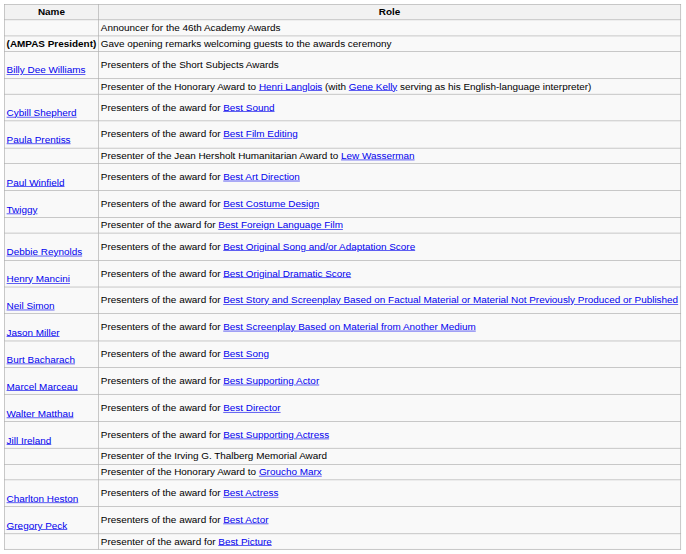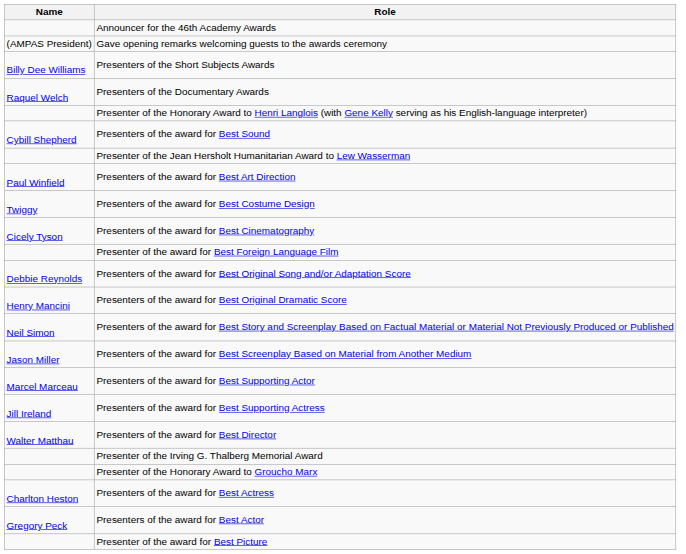(51, 43) bold -> (49, 43) normal
+ row: (183, 92)
- row: (199, 134)
+ row: (205, 231)
- row: (185, 354)
rows swapped: (215, 435) <-> (191, 408)
